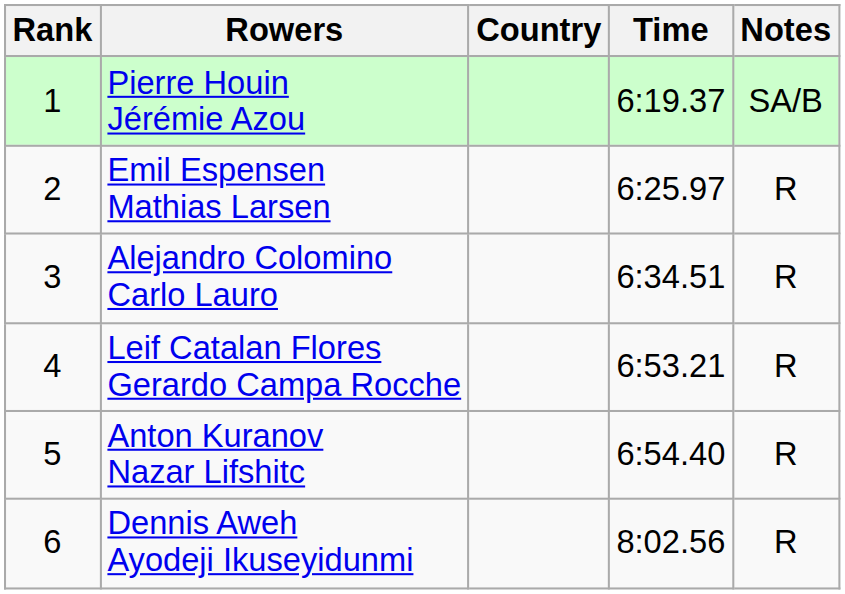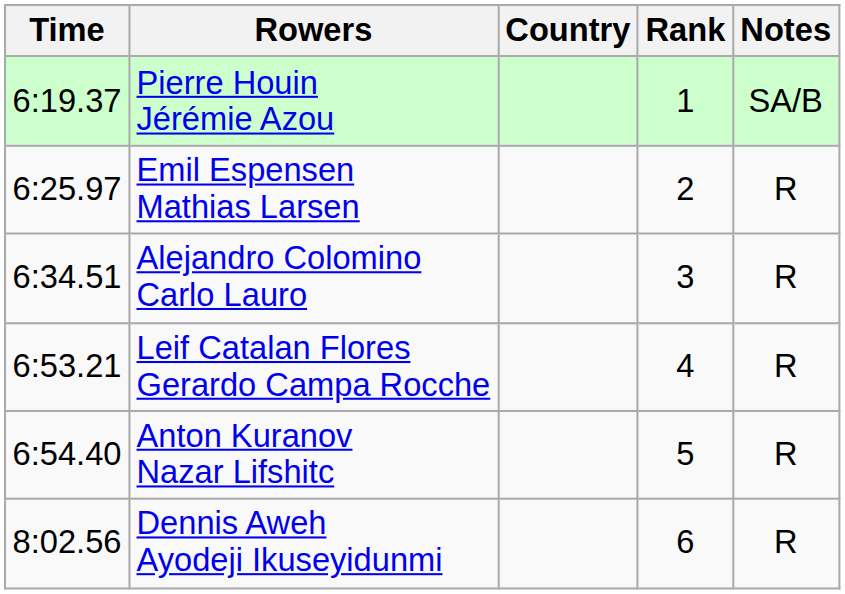columns swapped: (52, 30) <-> (671, 30)
